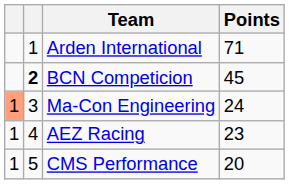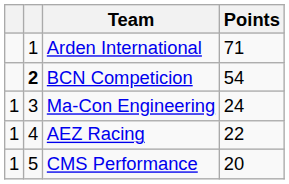(234, 77) 45 -> (234, 77) 54
(14, 106) lightsalmon background -> (14, 106) no background
(234, 135) 23 -> (234, 135) 22
